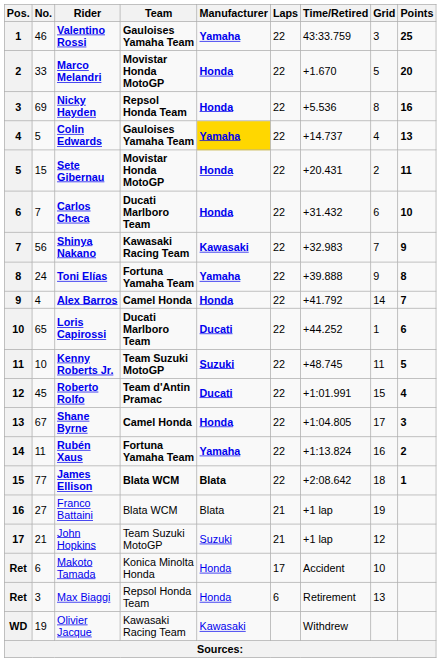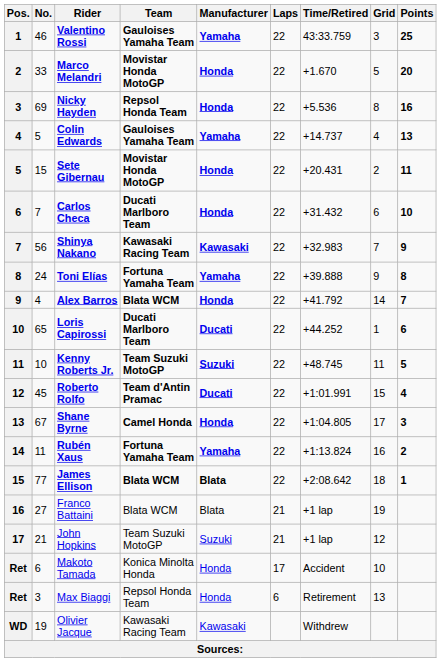(220, 136) gold background -> (220, 136) no background
(157, 300) Camel Honda -> (151, 300) Blata WCM
